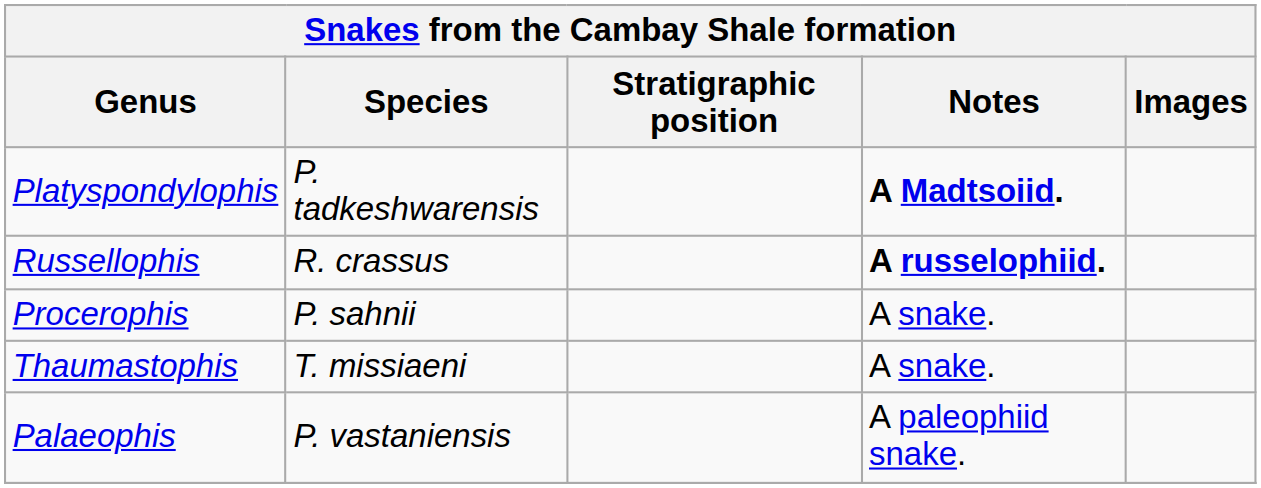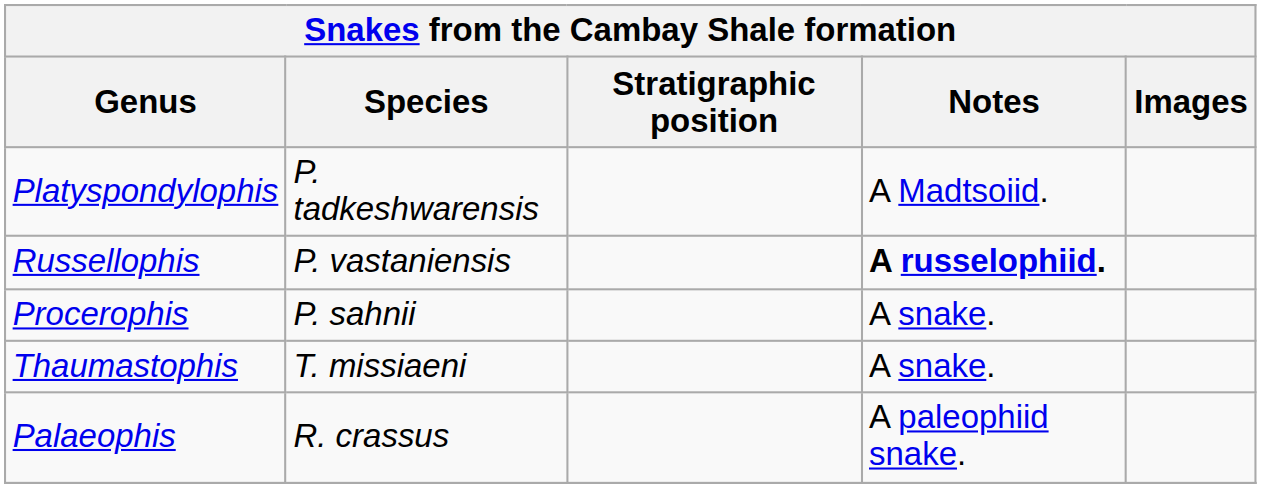(966, 190) bold -> (959, 190) normal
(371, 261) R. crassus -> (402, 261) P. vastaniensis
(402, 436) P. vastaniensis -> (371, 436) R. crassus
